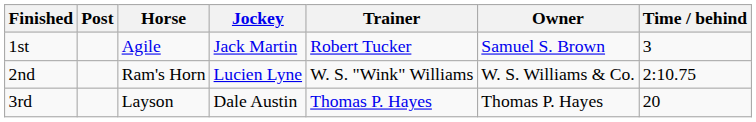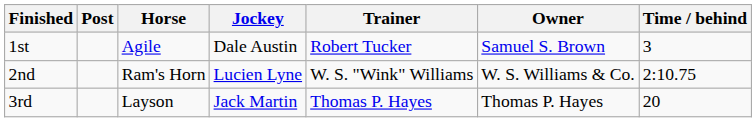(255, 46) Jack Martin -> (255, 46) Dale Austin
(255, 102) Dale Austin -> (255, 102) Jack Martin
